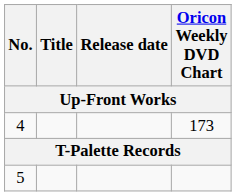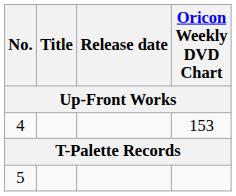(202, 125) 173 -> (202, 125) 153
